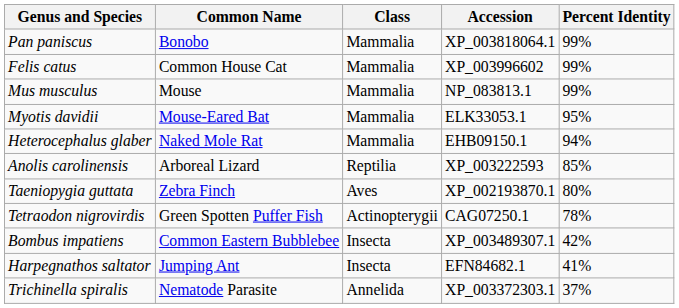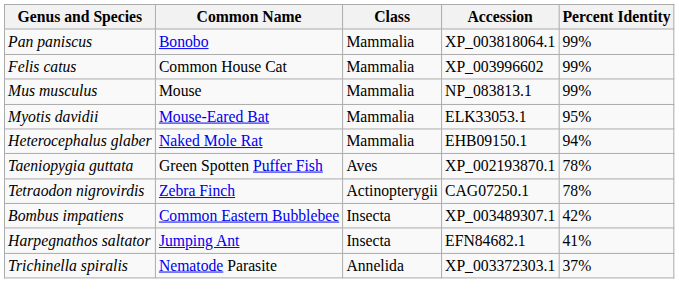- row: (68, 166)
(197, 191) Zebra Finch -> (241, 166) Green Spotten Puffer Fish
(577, 191) 80% -> (577, 166) 78%
(241, 215) Green Spotten Puffer Fish -> (197, 191) Zebra Finch
